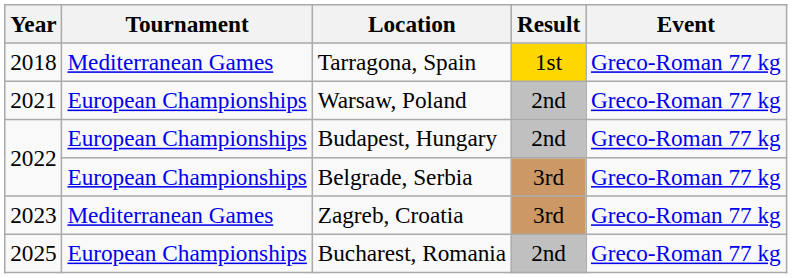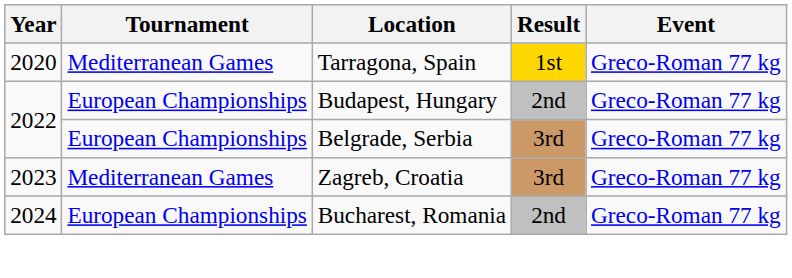(33, 62) 2018 -> (33, 62) 2020
- row: (392, 100)
(33, 253) 2025 -> (33, 215) 2024
